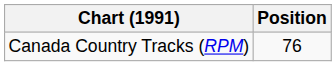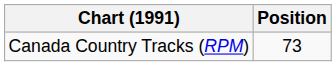(292, 46) 76 -> (292, 46) 73
